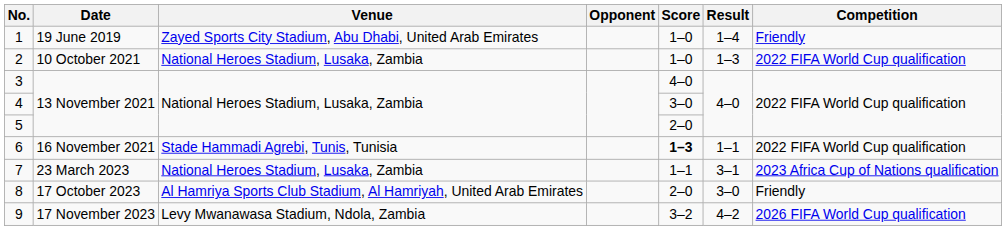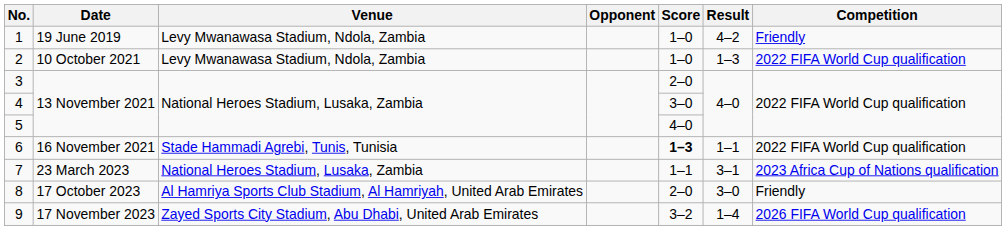(350, 37) Zayed Sports City Stadium, Abu Dhabi, United Arab Emirates -> (293, 37) Levy Mwanawasa Stadium, Ndola, Zambia
(728, 37) 1–4 -> (728, 37) 4–2
(292, 59) National Heroes Stadium, Lusaka, Zambia -> (293, 59) Levy Mwanawasa Stadium, Ndola, Zambia
(681, 81) 4–0 -> (681, 81) 2–0
(681, 125) 2–0 -> (681, 125) 4–0
(293, 214) Levy Mwanawasa Stadium, Ndola, Zambia -> (350, 214) Zayed Sports City Stadium, Abu Dhabi, United Arab Emirates
(728, 214) 4–2 -> (728, 214) 1–4
